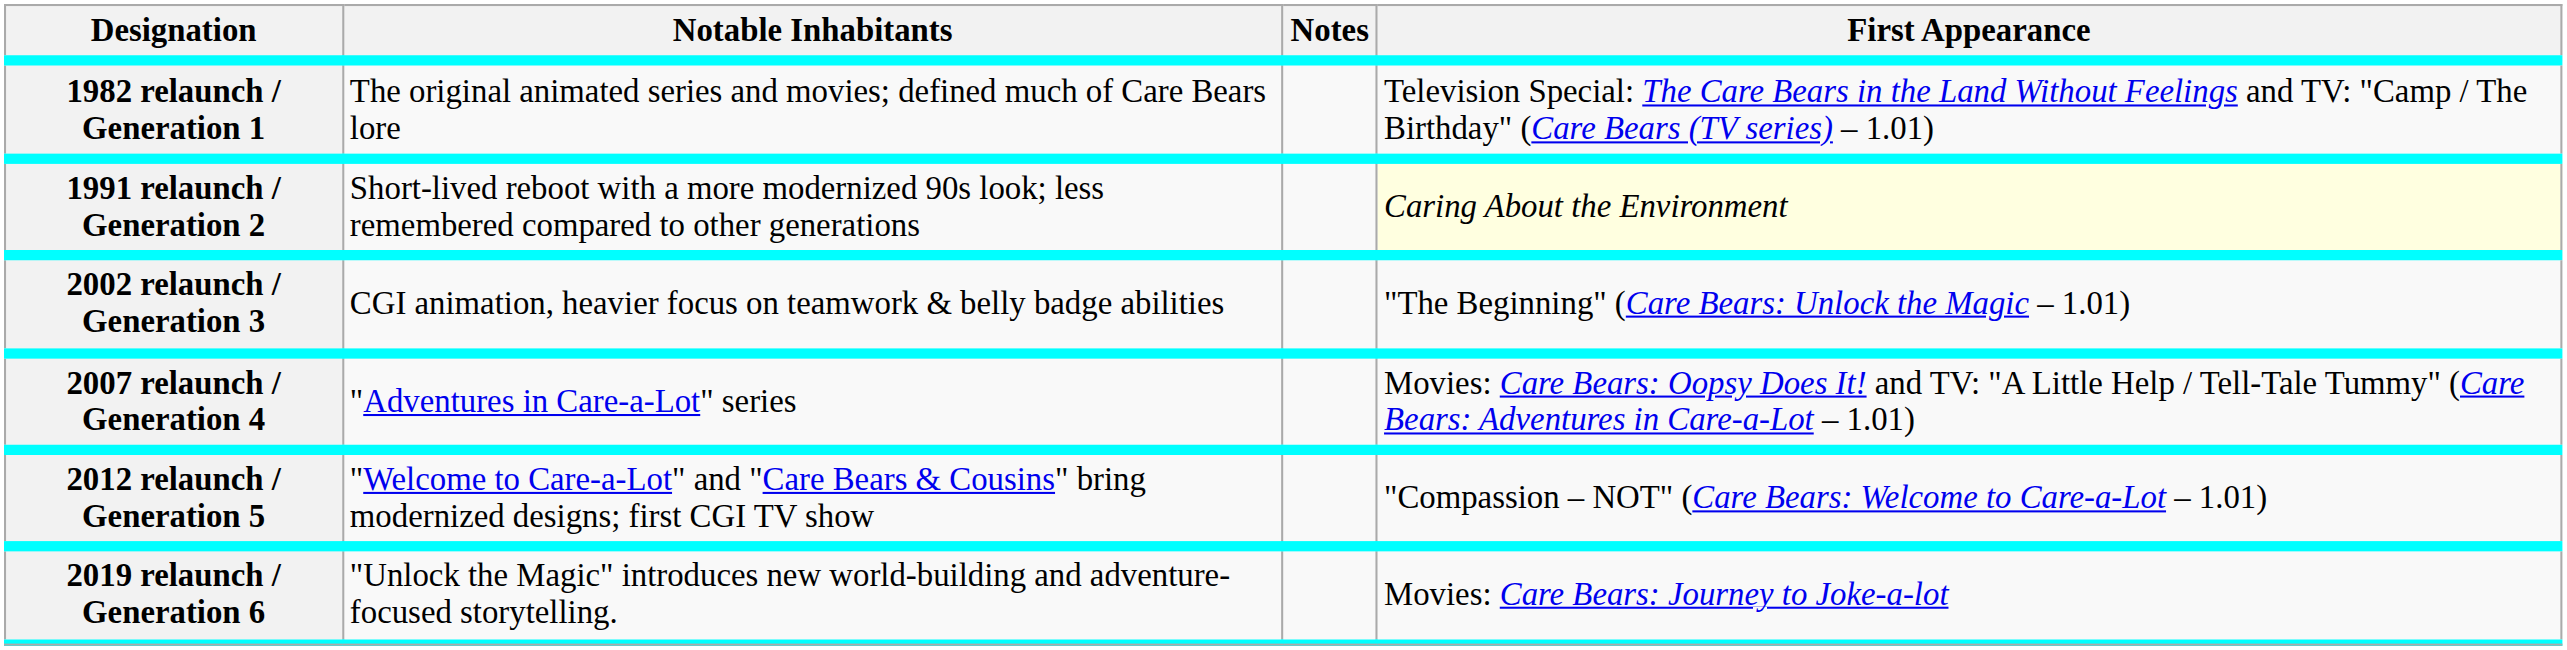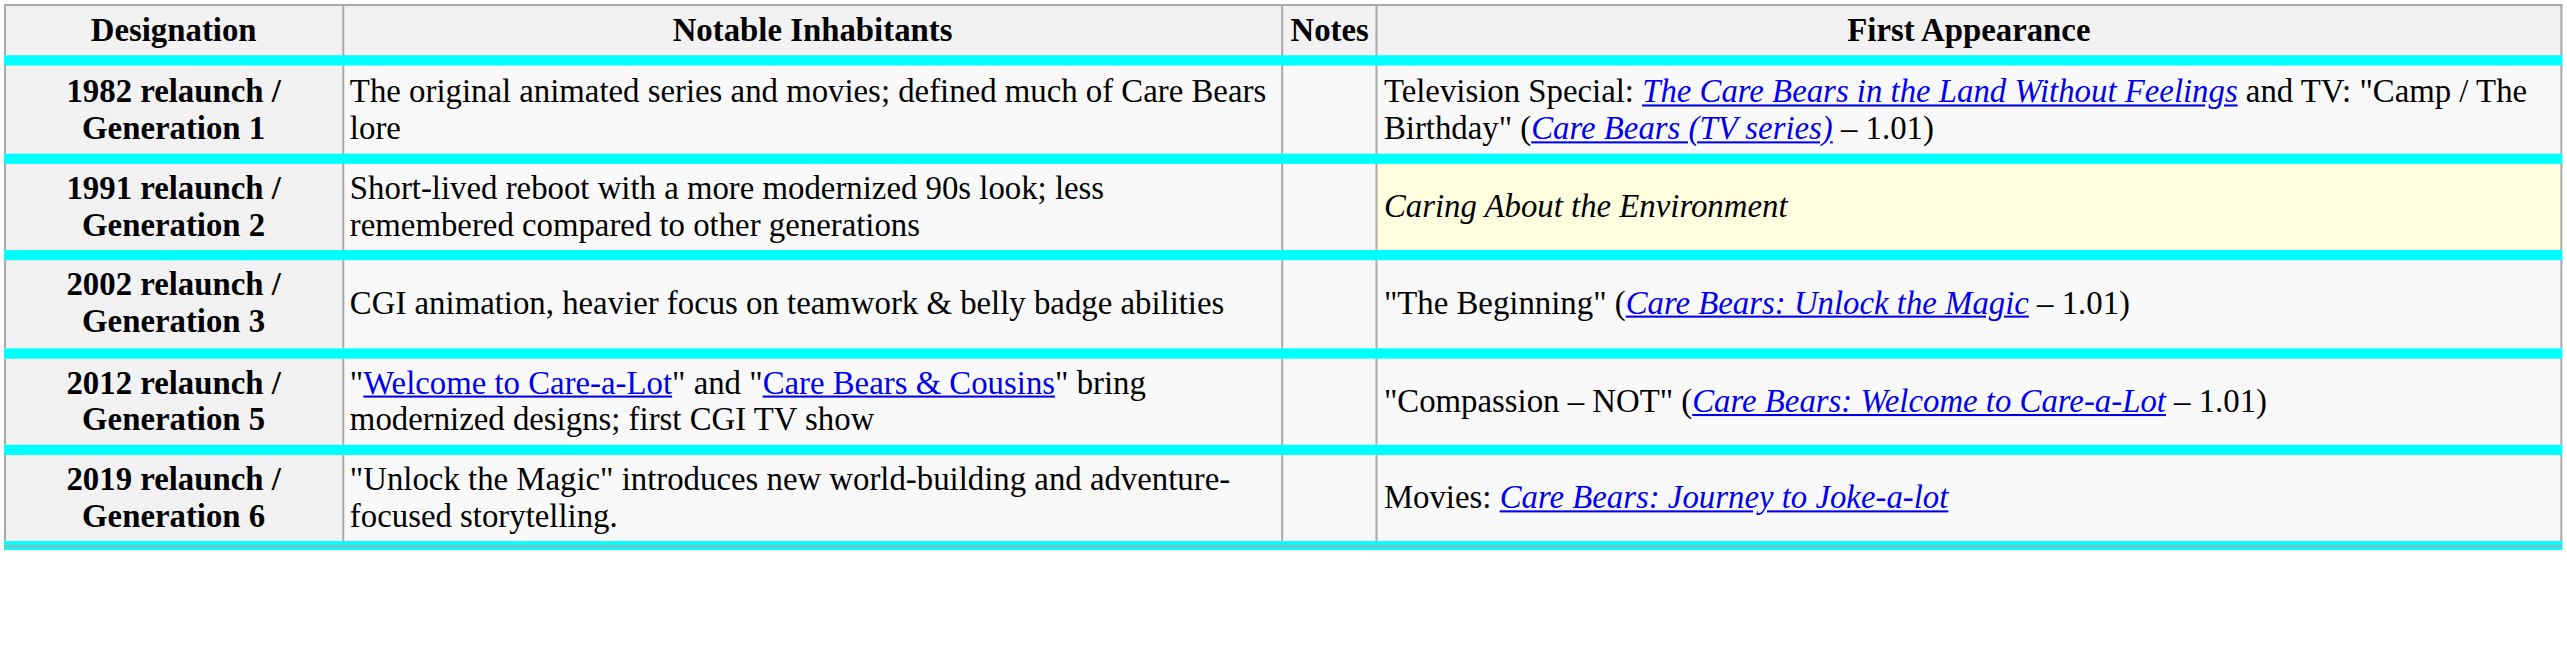- row: (174, 400)
